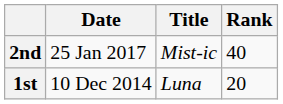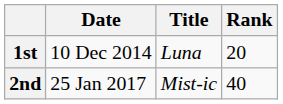rows swapped: (25, 83) <-> (25, 51)
